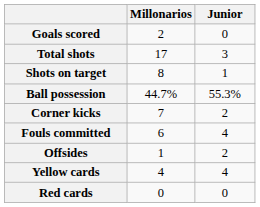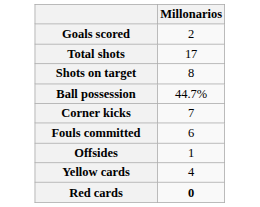- column: (225, 14)
(161, 192) normal -> (191, 192) bold
